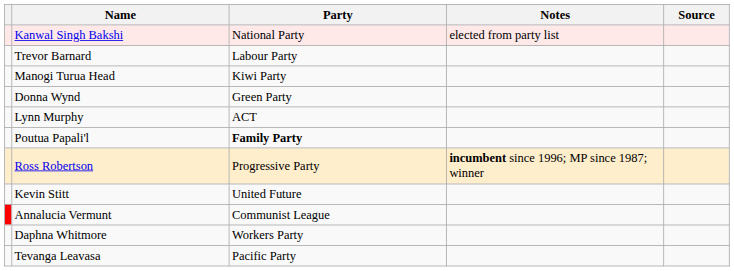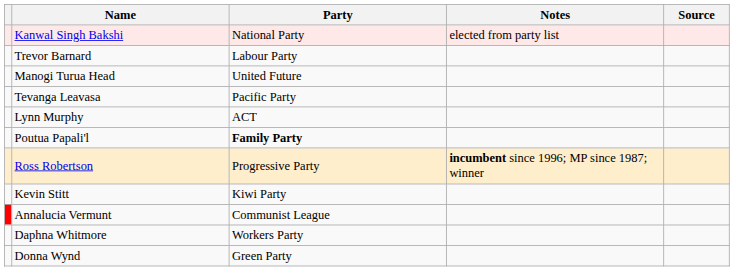(259, 76) Kiwi Party -> (267, 76) United Future
rows swapped: (57, 255) <-> (47, 97)
(267, 194) United Future -> (259, 194) Kiwi Party
